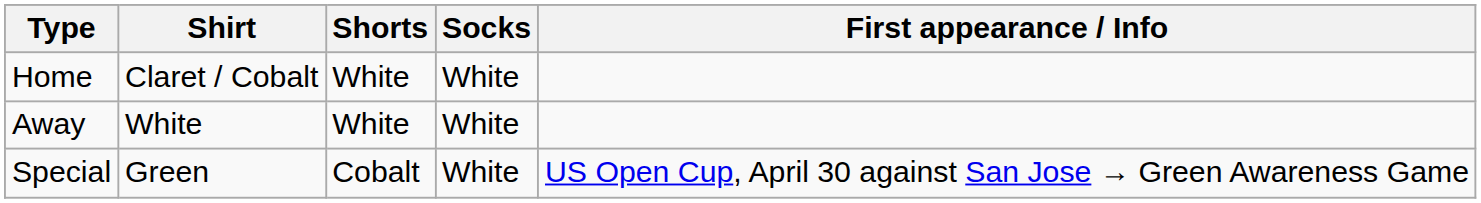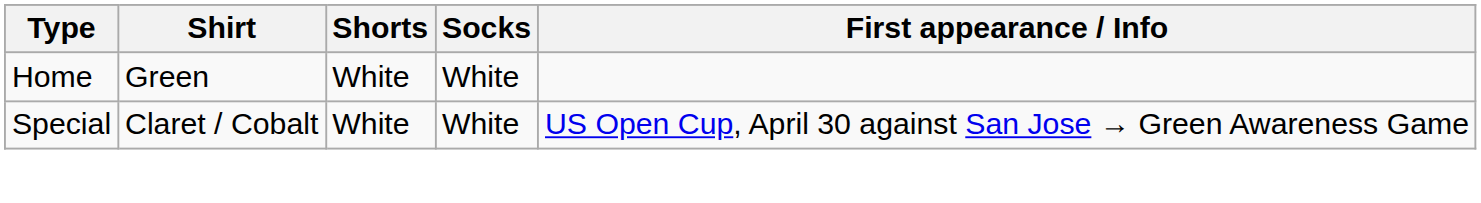(222, 76) Claret / Cobalt -> (167, 76) Green
- row: (49, 124)
(167, 172) Green -> (222, 124) Claret / Cobalt
(376, 172) Cobalt -> (371, 124) White
